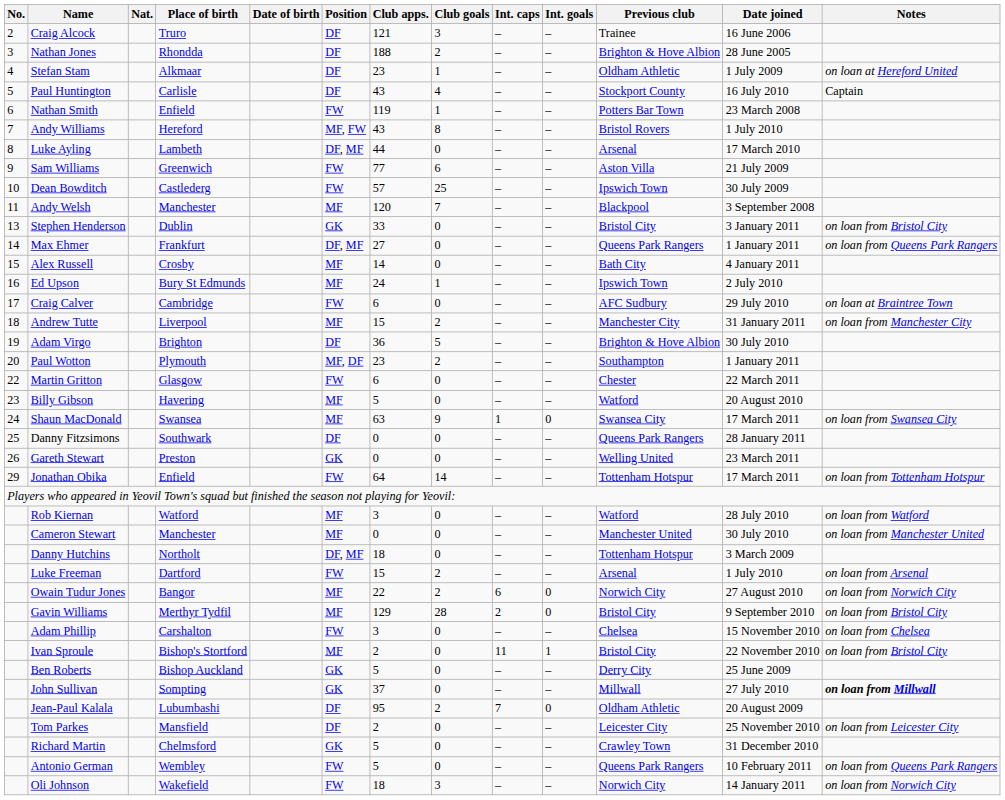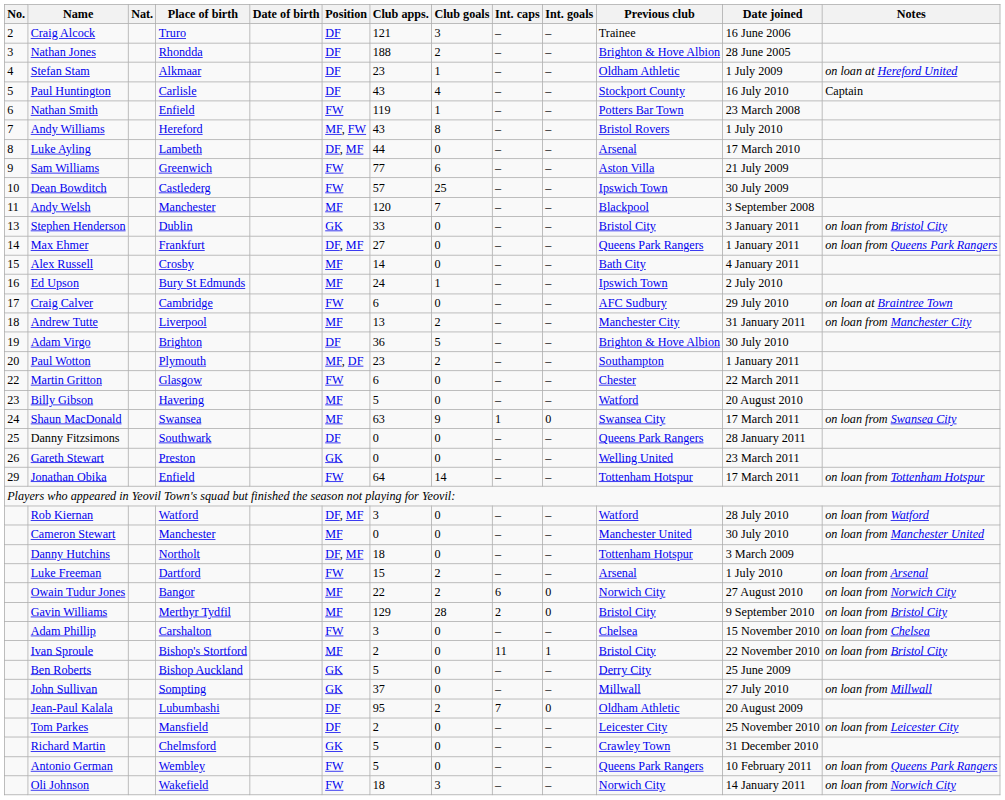(379, 322) 15 -> (379, 322) 13
(334, 515) MF -> (344, 515) DF, MF
(880, 689) bold -> (879, 689) normal
